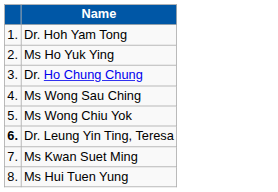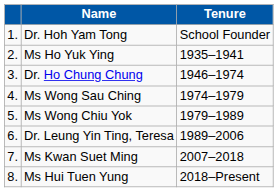+ column: (225, 14)
(13, 136) bold -> (13, 136) normal
